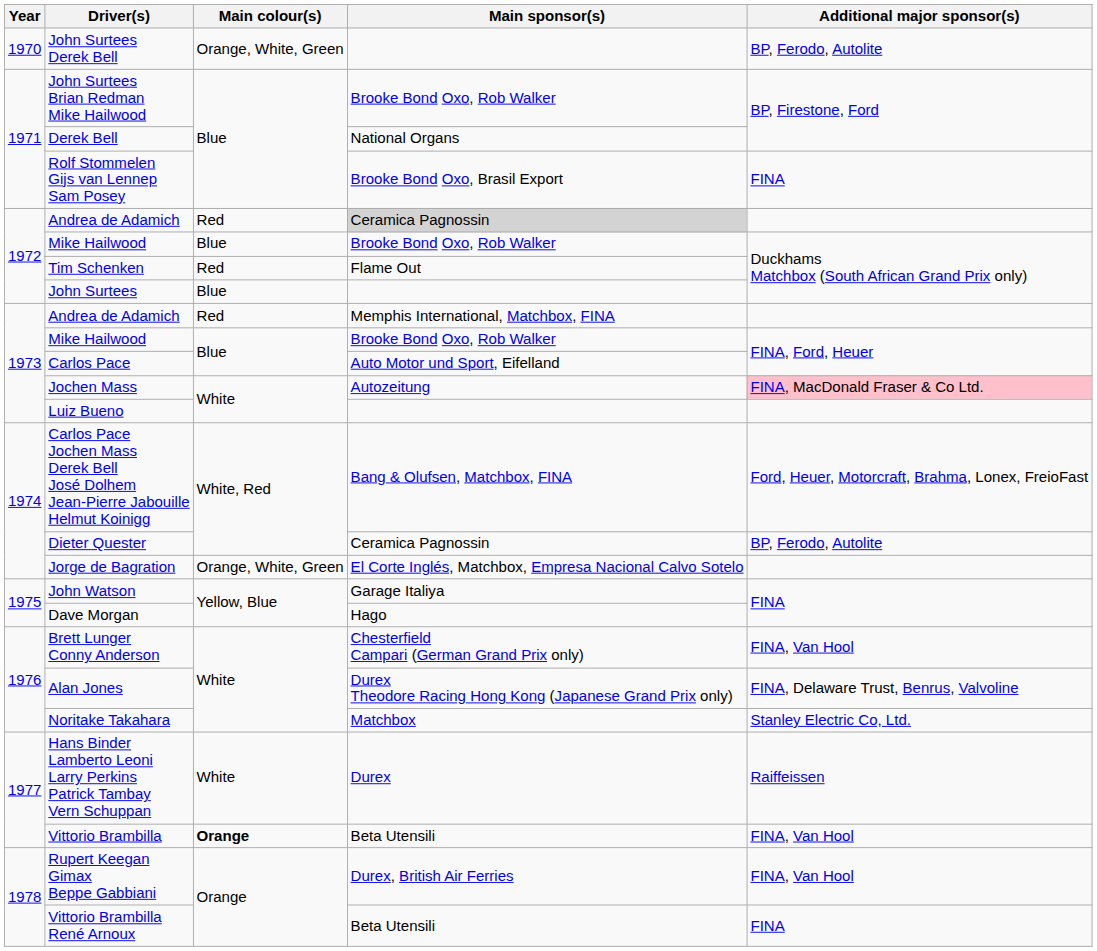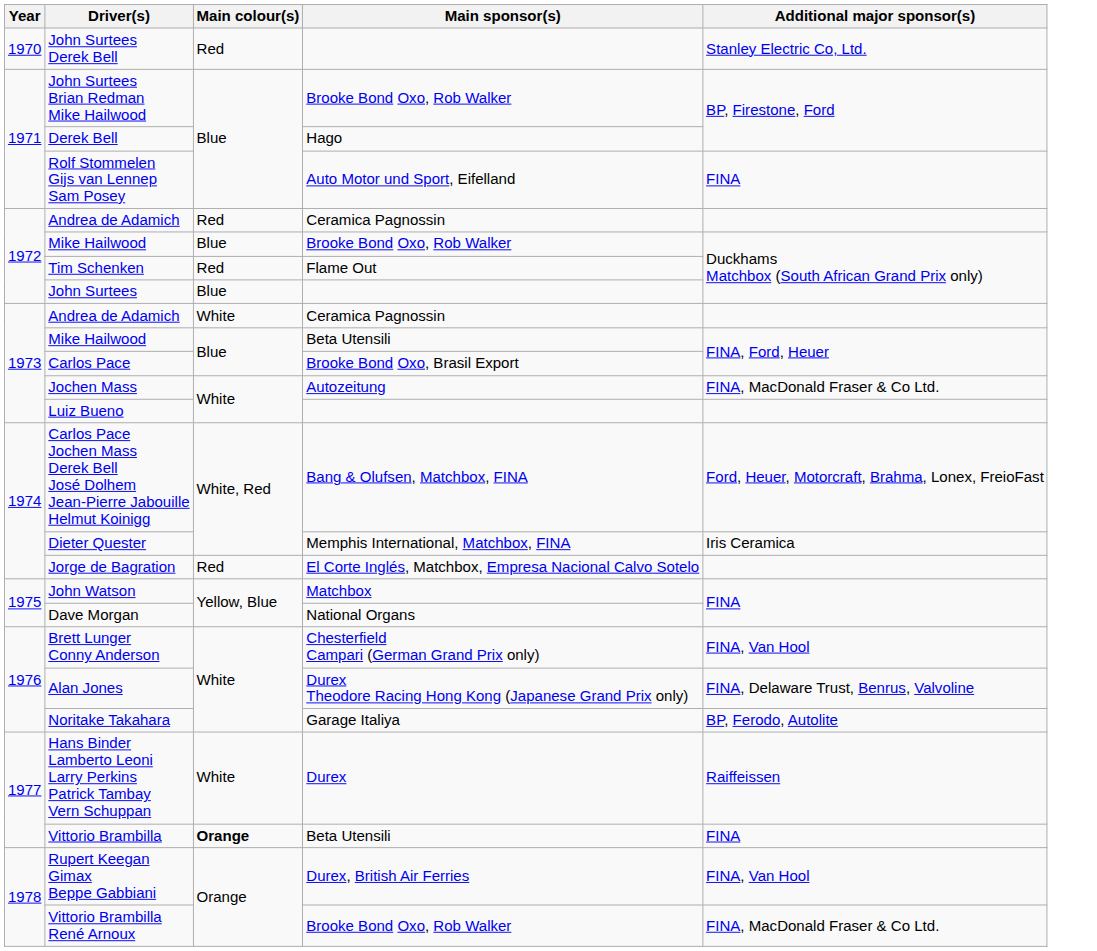(270, 48) Orange, White, Green -> (210, 48) Red
(816, 48) BP, Ferodo, Autolite -> (786, 48) Stanley Electric Co, Ltd.
(405, 138) National Organs -> (324, 138) Hago
(457, 179) Brooke Bond Oxo, Brasil Export -> (411, 179) Auto Motor und Sport, Eifelland
(420, 220) lightgrey background -> (376, 220) no background
(210, 315) Red -> (216, 315) White
(483, 315) Memphis International, Matchbox, FINA -> (376, 315) Ceramica Pagnossin
(453, 339) Brooke Bond Oxo, Rob Walker -> (348, 339) Beta Utensili
(455, 363) Auto Motor und Sport, Eifelland -> (412, 363) Brooke Bond Oxo, Brasil Export
(867, 387) pink background -> (823, 387) no background
(420, 543) Ceramica Pagnossin -> (438, 543) Memphis International, Matchbox, FINA
(816, 543) BP, Ferodo, Autolite -> (750, 543) Iris Ceramica
(270, 567) Orange, White, Green -> (210, 567) Red
(397, 591) Garage Italiya -> (339, 591) Matchbox
(369, 614) Hago -> (361, 614) National Organs
(383, 720) Matchbox -> (353, 720) Garage Italiya
(831, 720) Stanley Electric Co, Ltd. -> (772, 720) BP, Ferodo, Autolite
(802, 835) FINA, Van Hool -> (723, 835) FINA
(393, 925) Beta Utensili -> (409, 925) Brooke Bond Oxo, Rob Walker
(768, 925) FINA -> (823, 925) FINA, MacDonald Fraser & Co Ltd.
